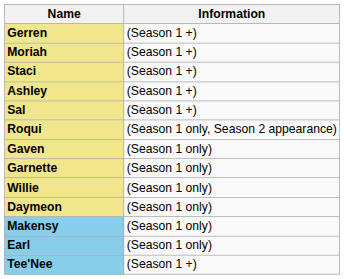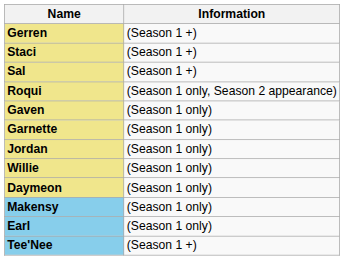- row: (27, 52)
- row: (27, 91)
+ row: (27, 149)
